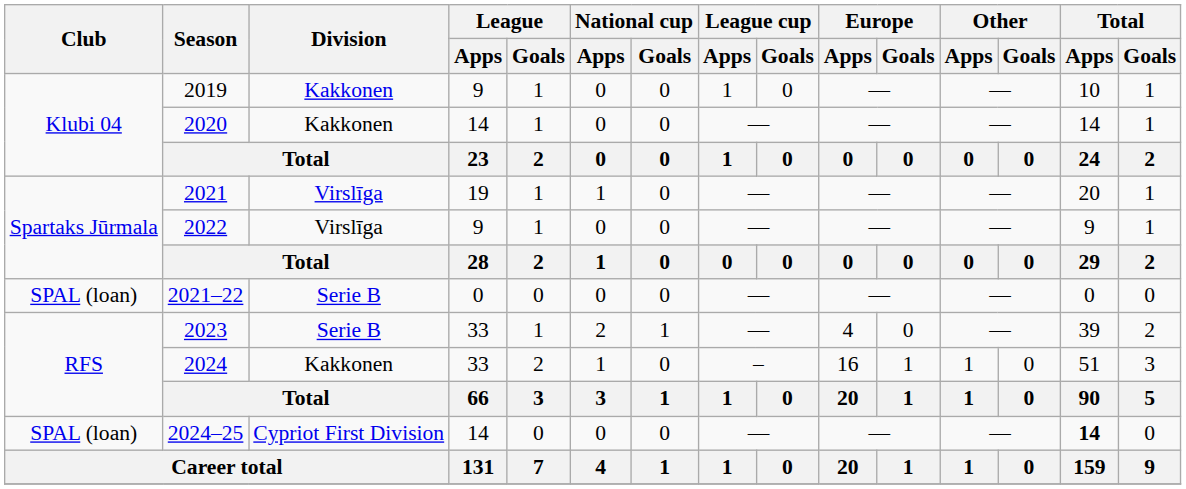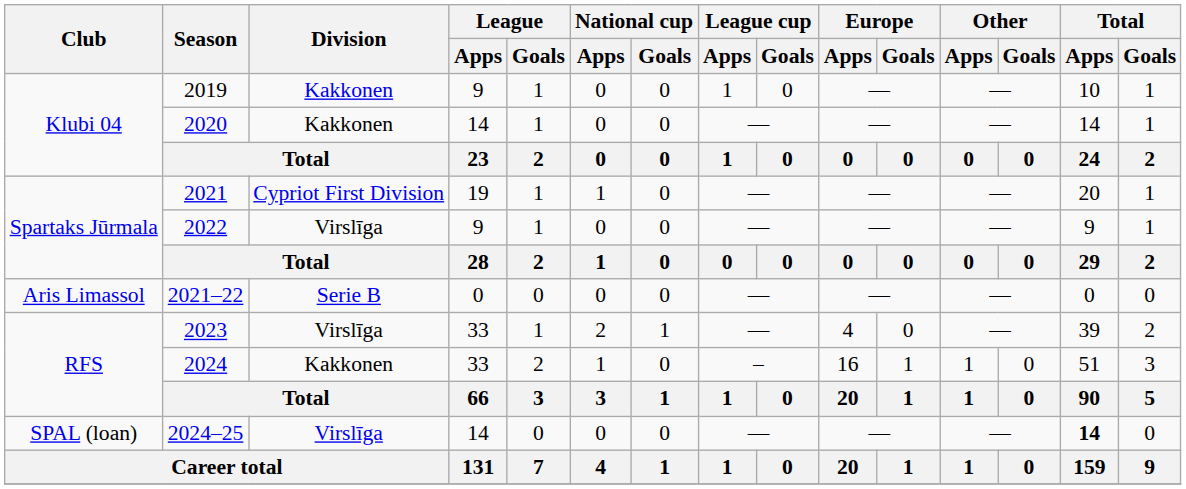(349, 192) Virslīga -> (349, 192) Cypriot First Division
(84, 295) SPAL (loan) -> (84, 295) Aris Limassol
(349, 329) Serie B -> (349, 329) Virslīga
(349, 432) Cypriot First Division -> (349, 432) Virslīga
